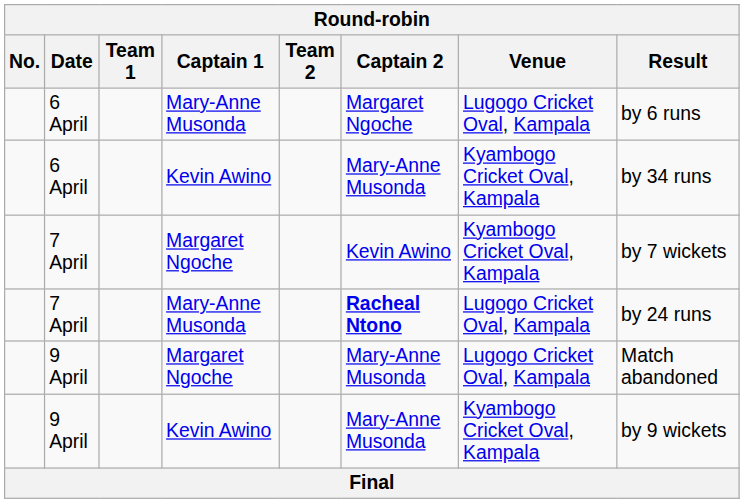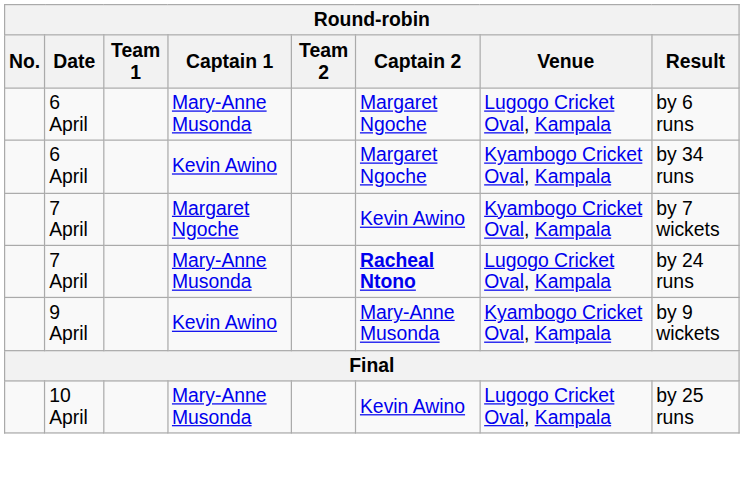(393, 177) Mary-Anne Musonda -> (399, 166) Margaret Ngoche
- row: (69, 367)
+ row: (69, 407)
